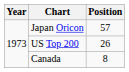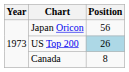(105, 28) 57 -> (105, 28) 56
(105, 43) no background -> (105, 43) lightblue background
